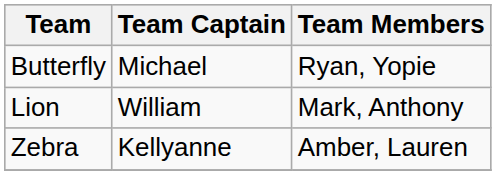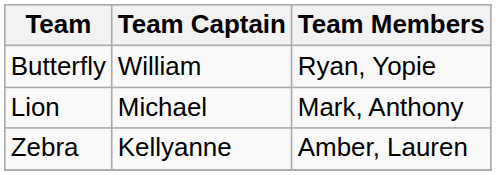(162, 66) Michael -> (160, 66) William
(160, 107) William -> (162, 107) Michael
